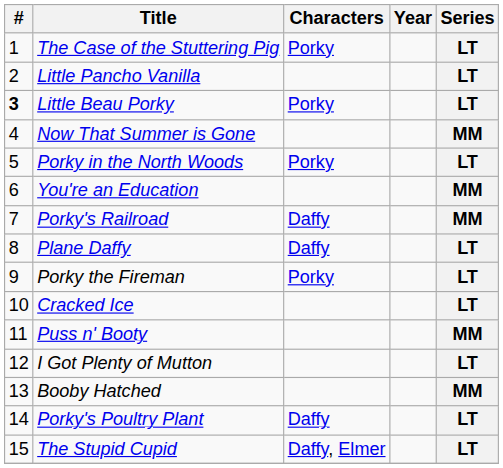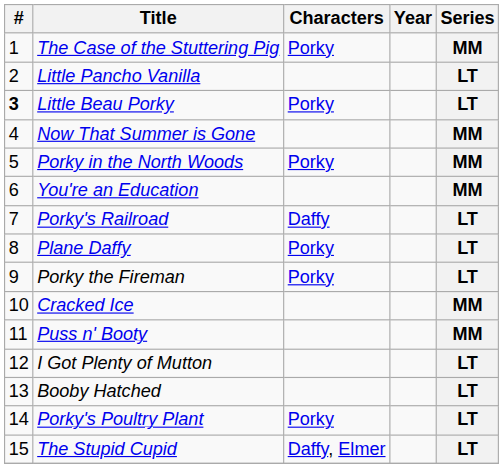(468, 47) LT -> (468, 47) MM
(468, 162) LT -> (468, 162) MM
(468, 219) MM -> (468, 219) LT
(309, 248) Daffy -> (311, 248) Porky
(468, 305) LT -> (468, 305) MM
(468, 391) MM -> (468, 391) LT
(309, 420) Daffy -> (311, 420) Porky
